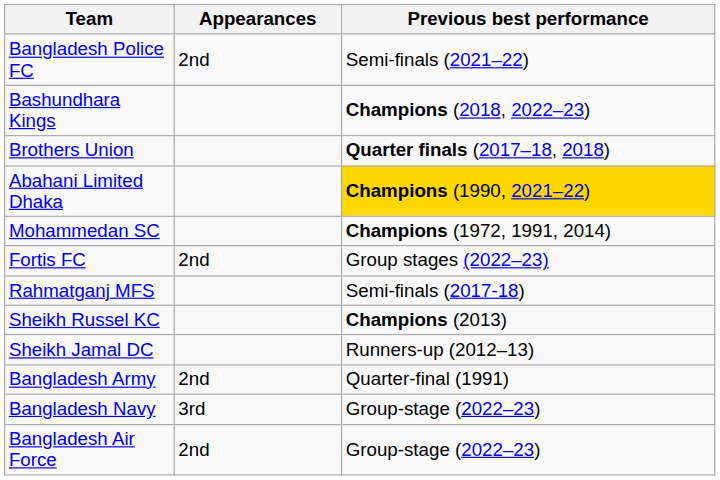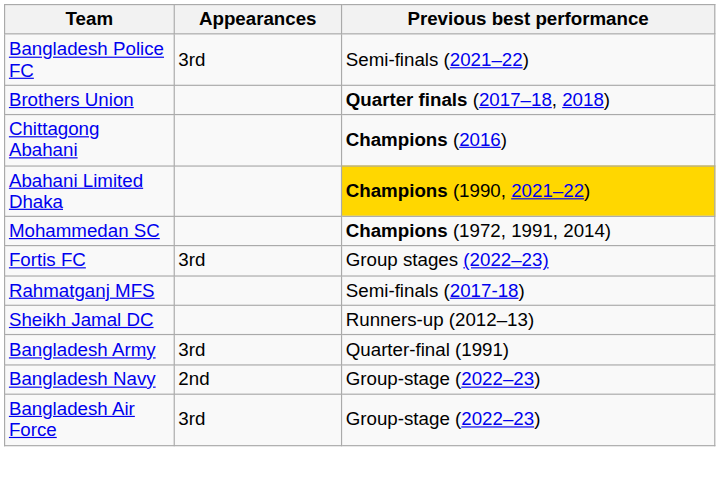(194, 59) 2nd -> (192, 59) 3rd
- row: (65, 110)
+ row: (54, 140)
(194, 260) 2nd -> (192, 260) 3rd
- row: (84, 320)
(194, 379) 2nd -> (192, 349) 3rd
(192, 409) 3rd -> (194, 379) 2nd
(194, 449) 2nd -> (192, 419) 3rd
